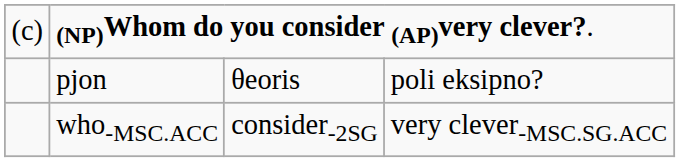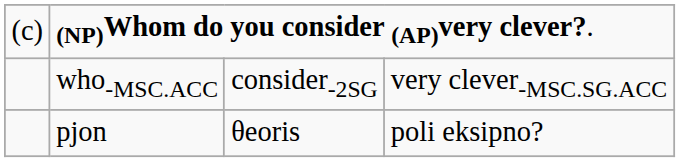rows swapped: (82, 79) <-> (137, 128)
